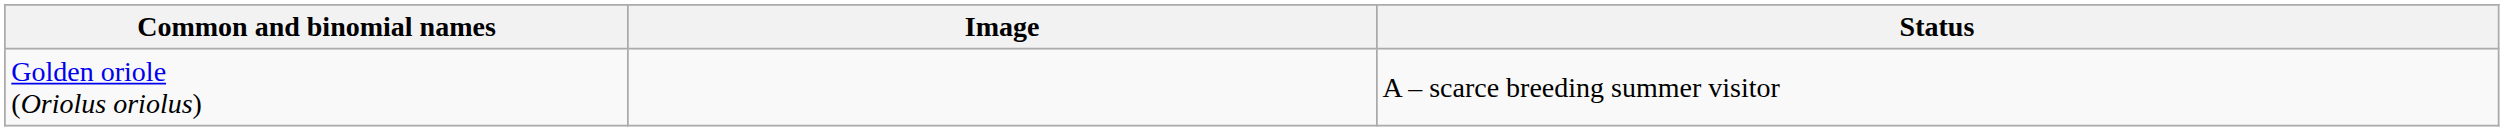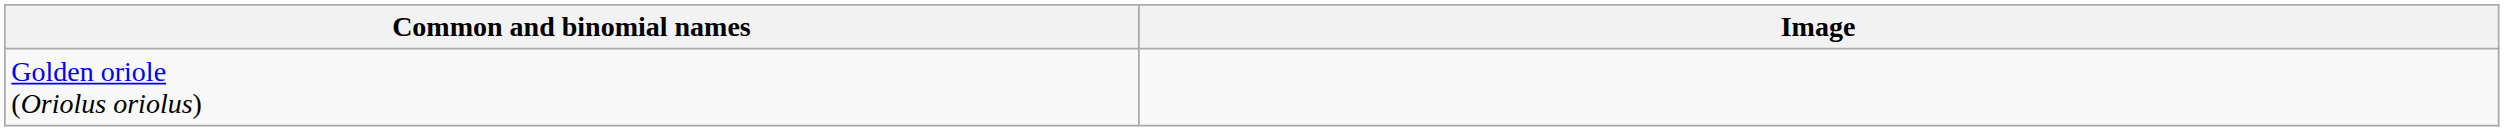- column: (1937, 26)
